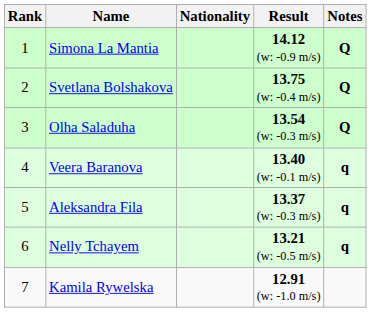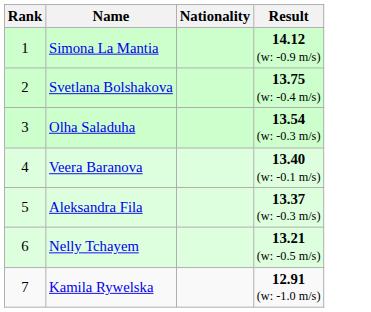- column: (345, 16)
